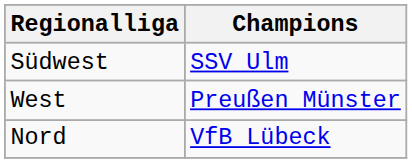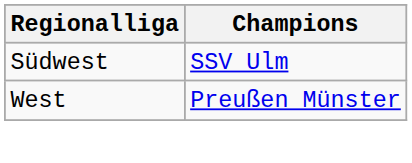- row: (39, 138)
